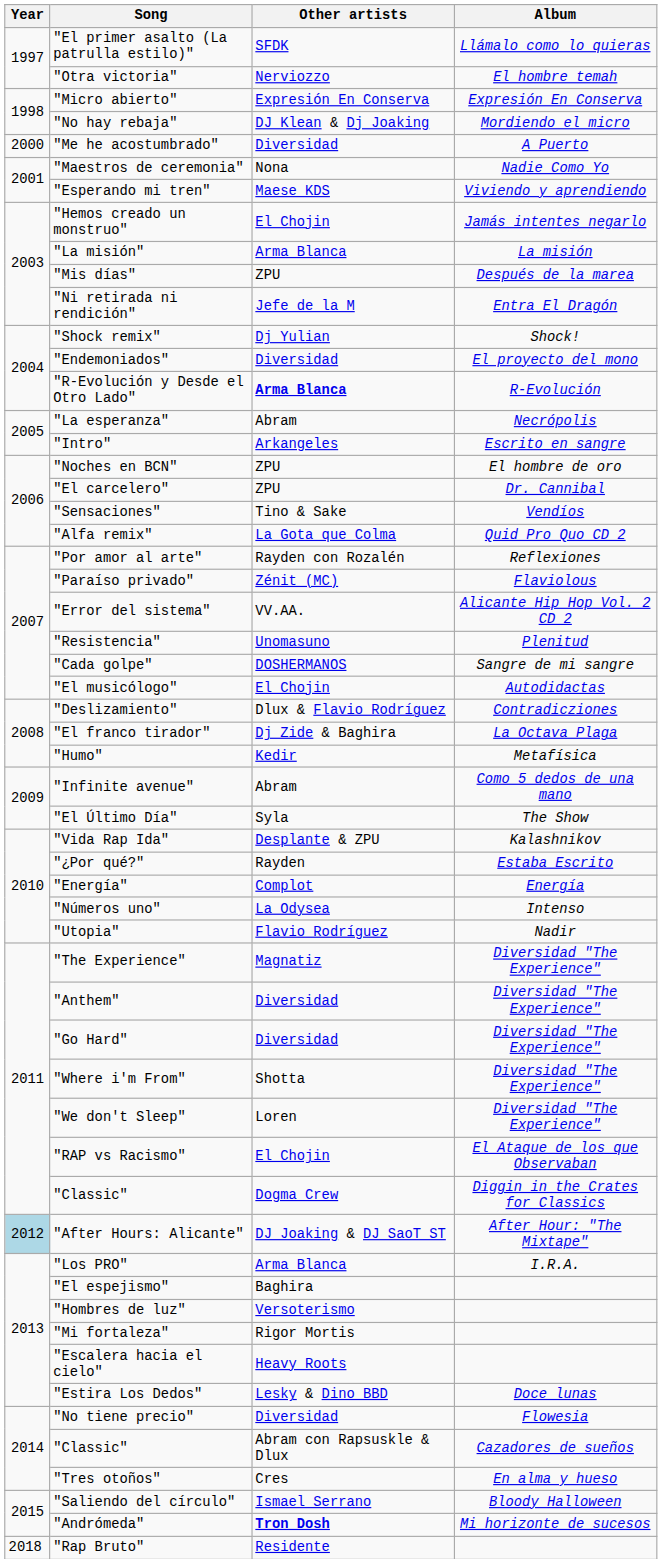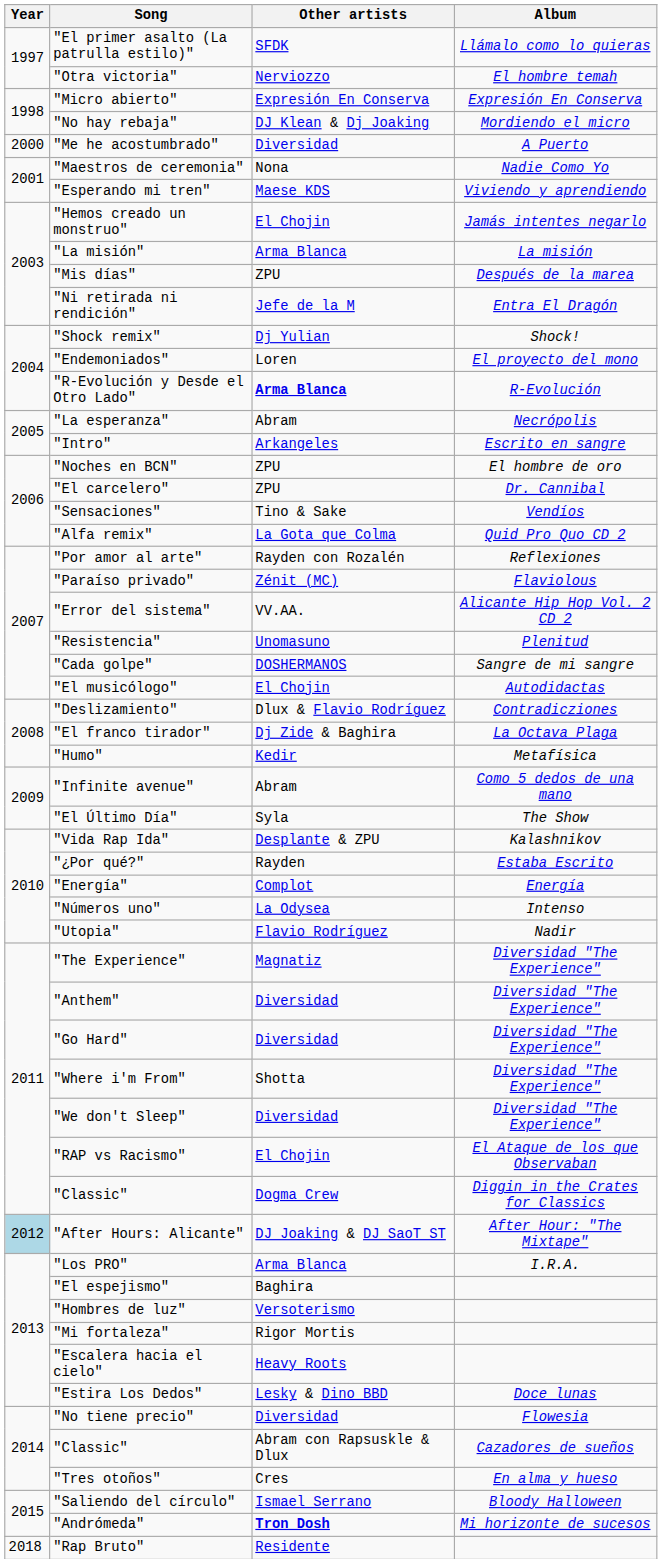(297, 360) Diversidad -> (276, 360) Loren
(276, 1118) Loren -> (297, 1118) Diversidad
